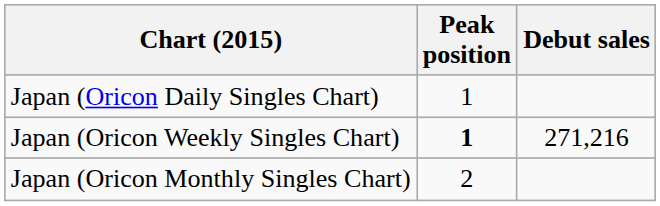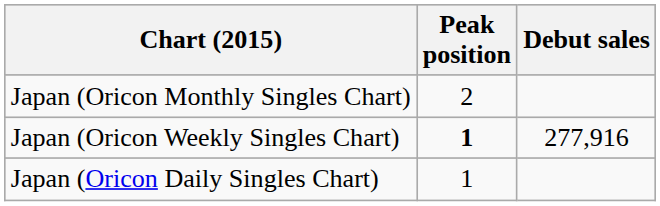rows swapped: (195, 95) <-> (211, 178)
(587, 137) 271,216 -> (587, 137) 277,916
